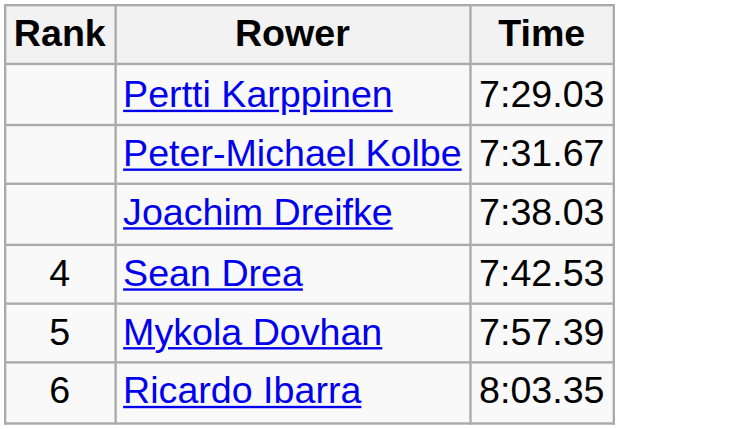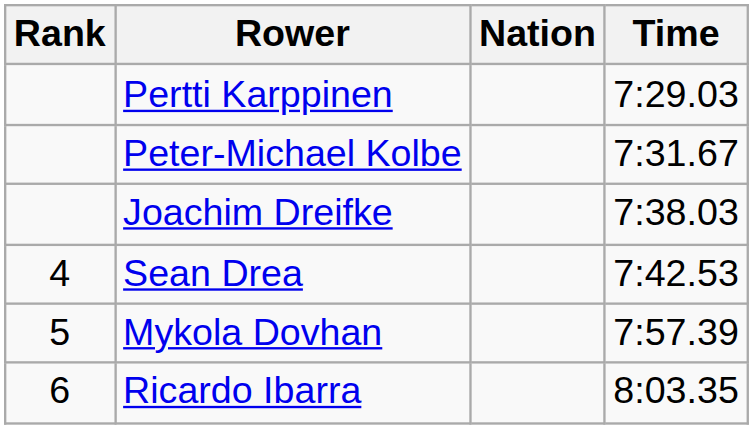+ column: (538, 34)
